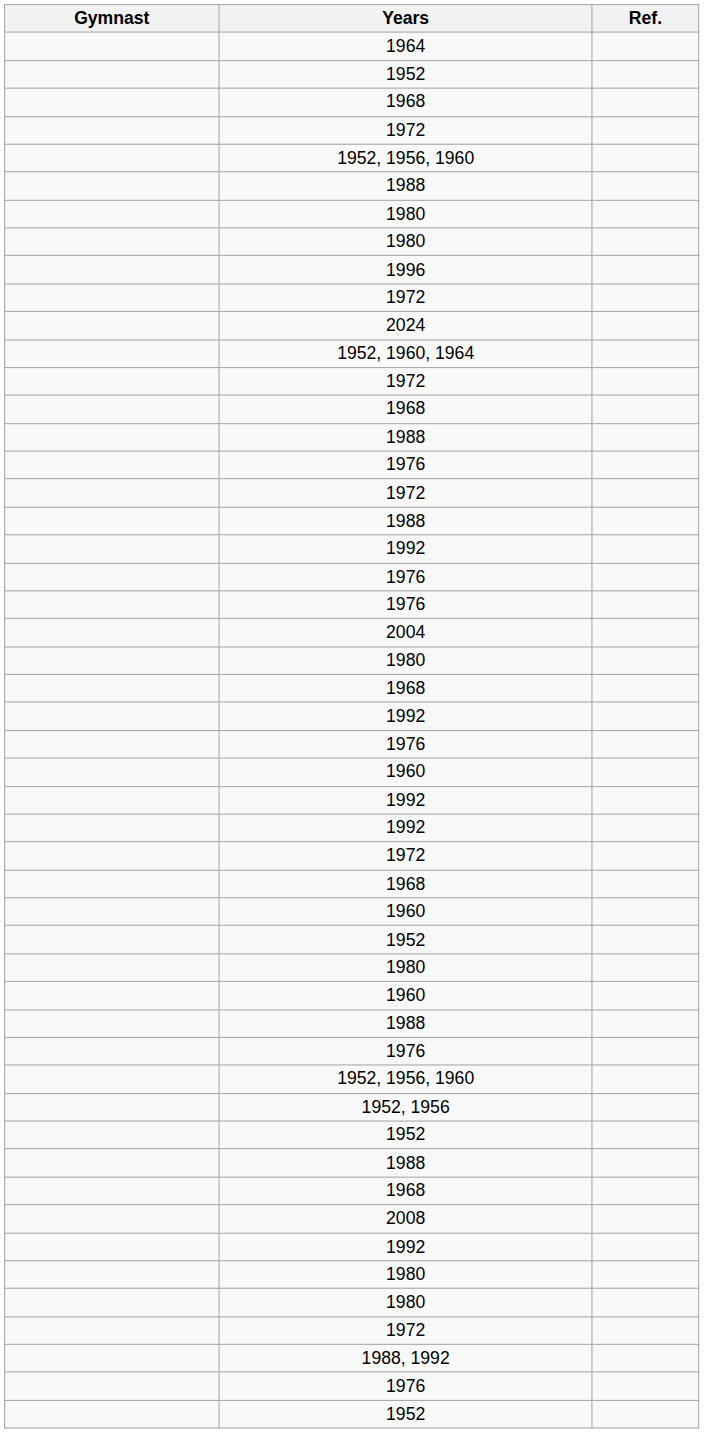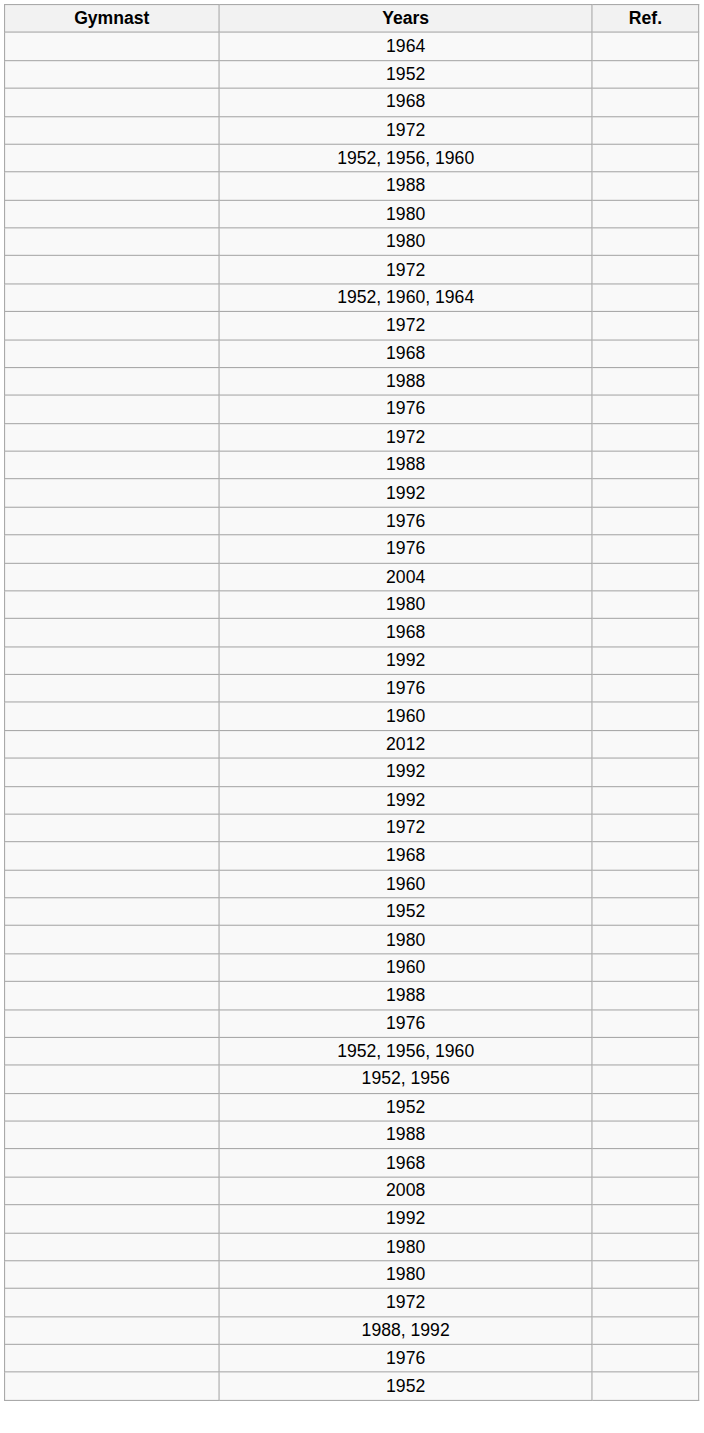- row: (112, 270)
- row: (112, 326)
+ row: (112, 744)
